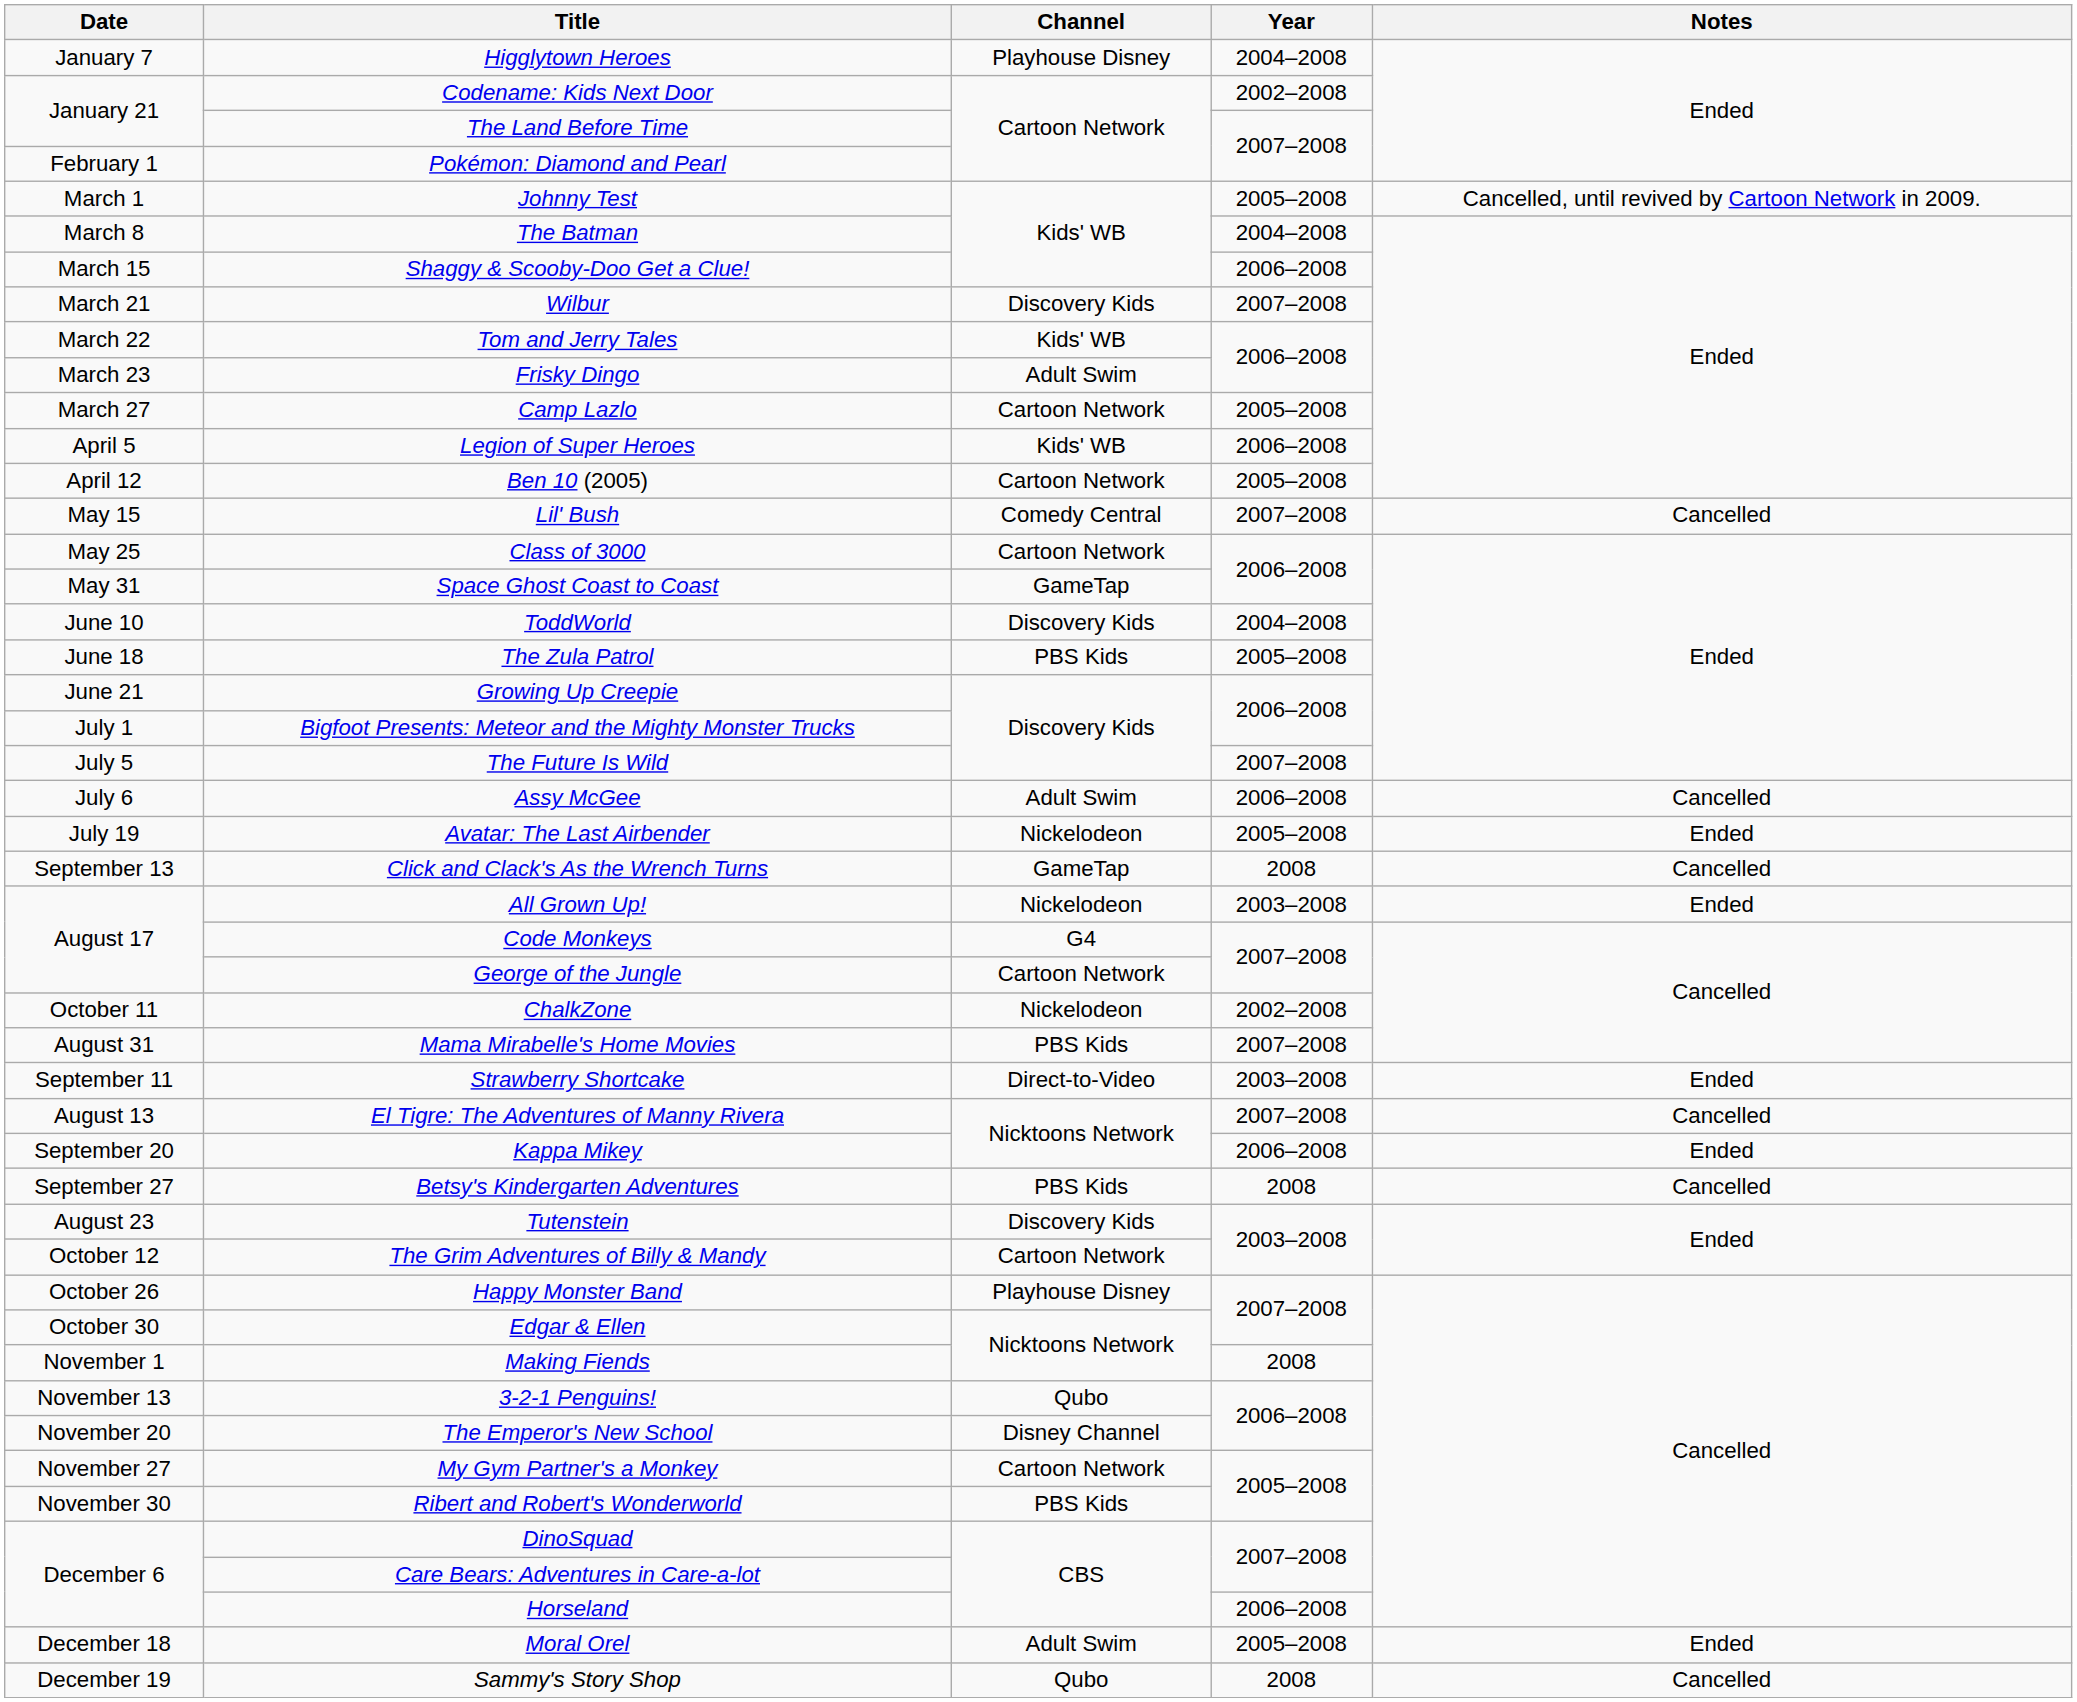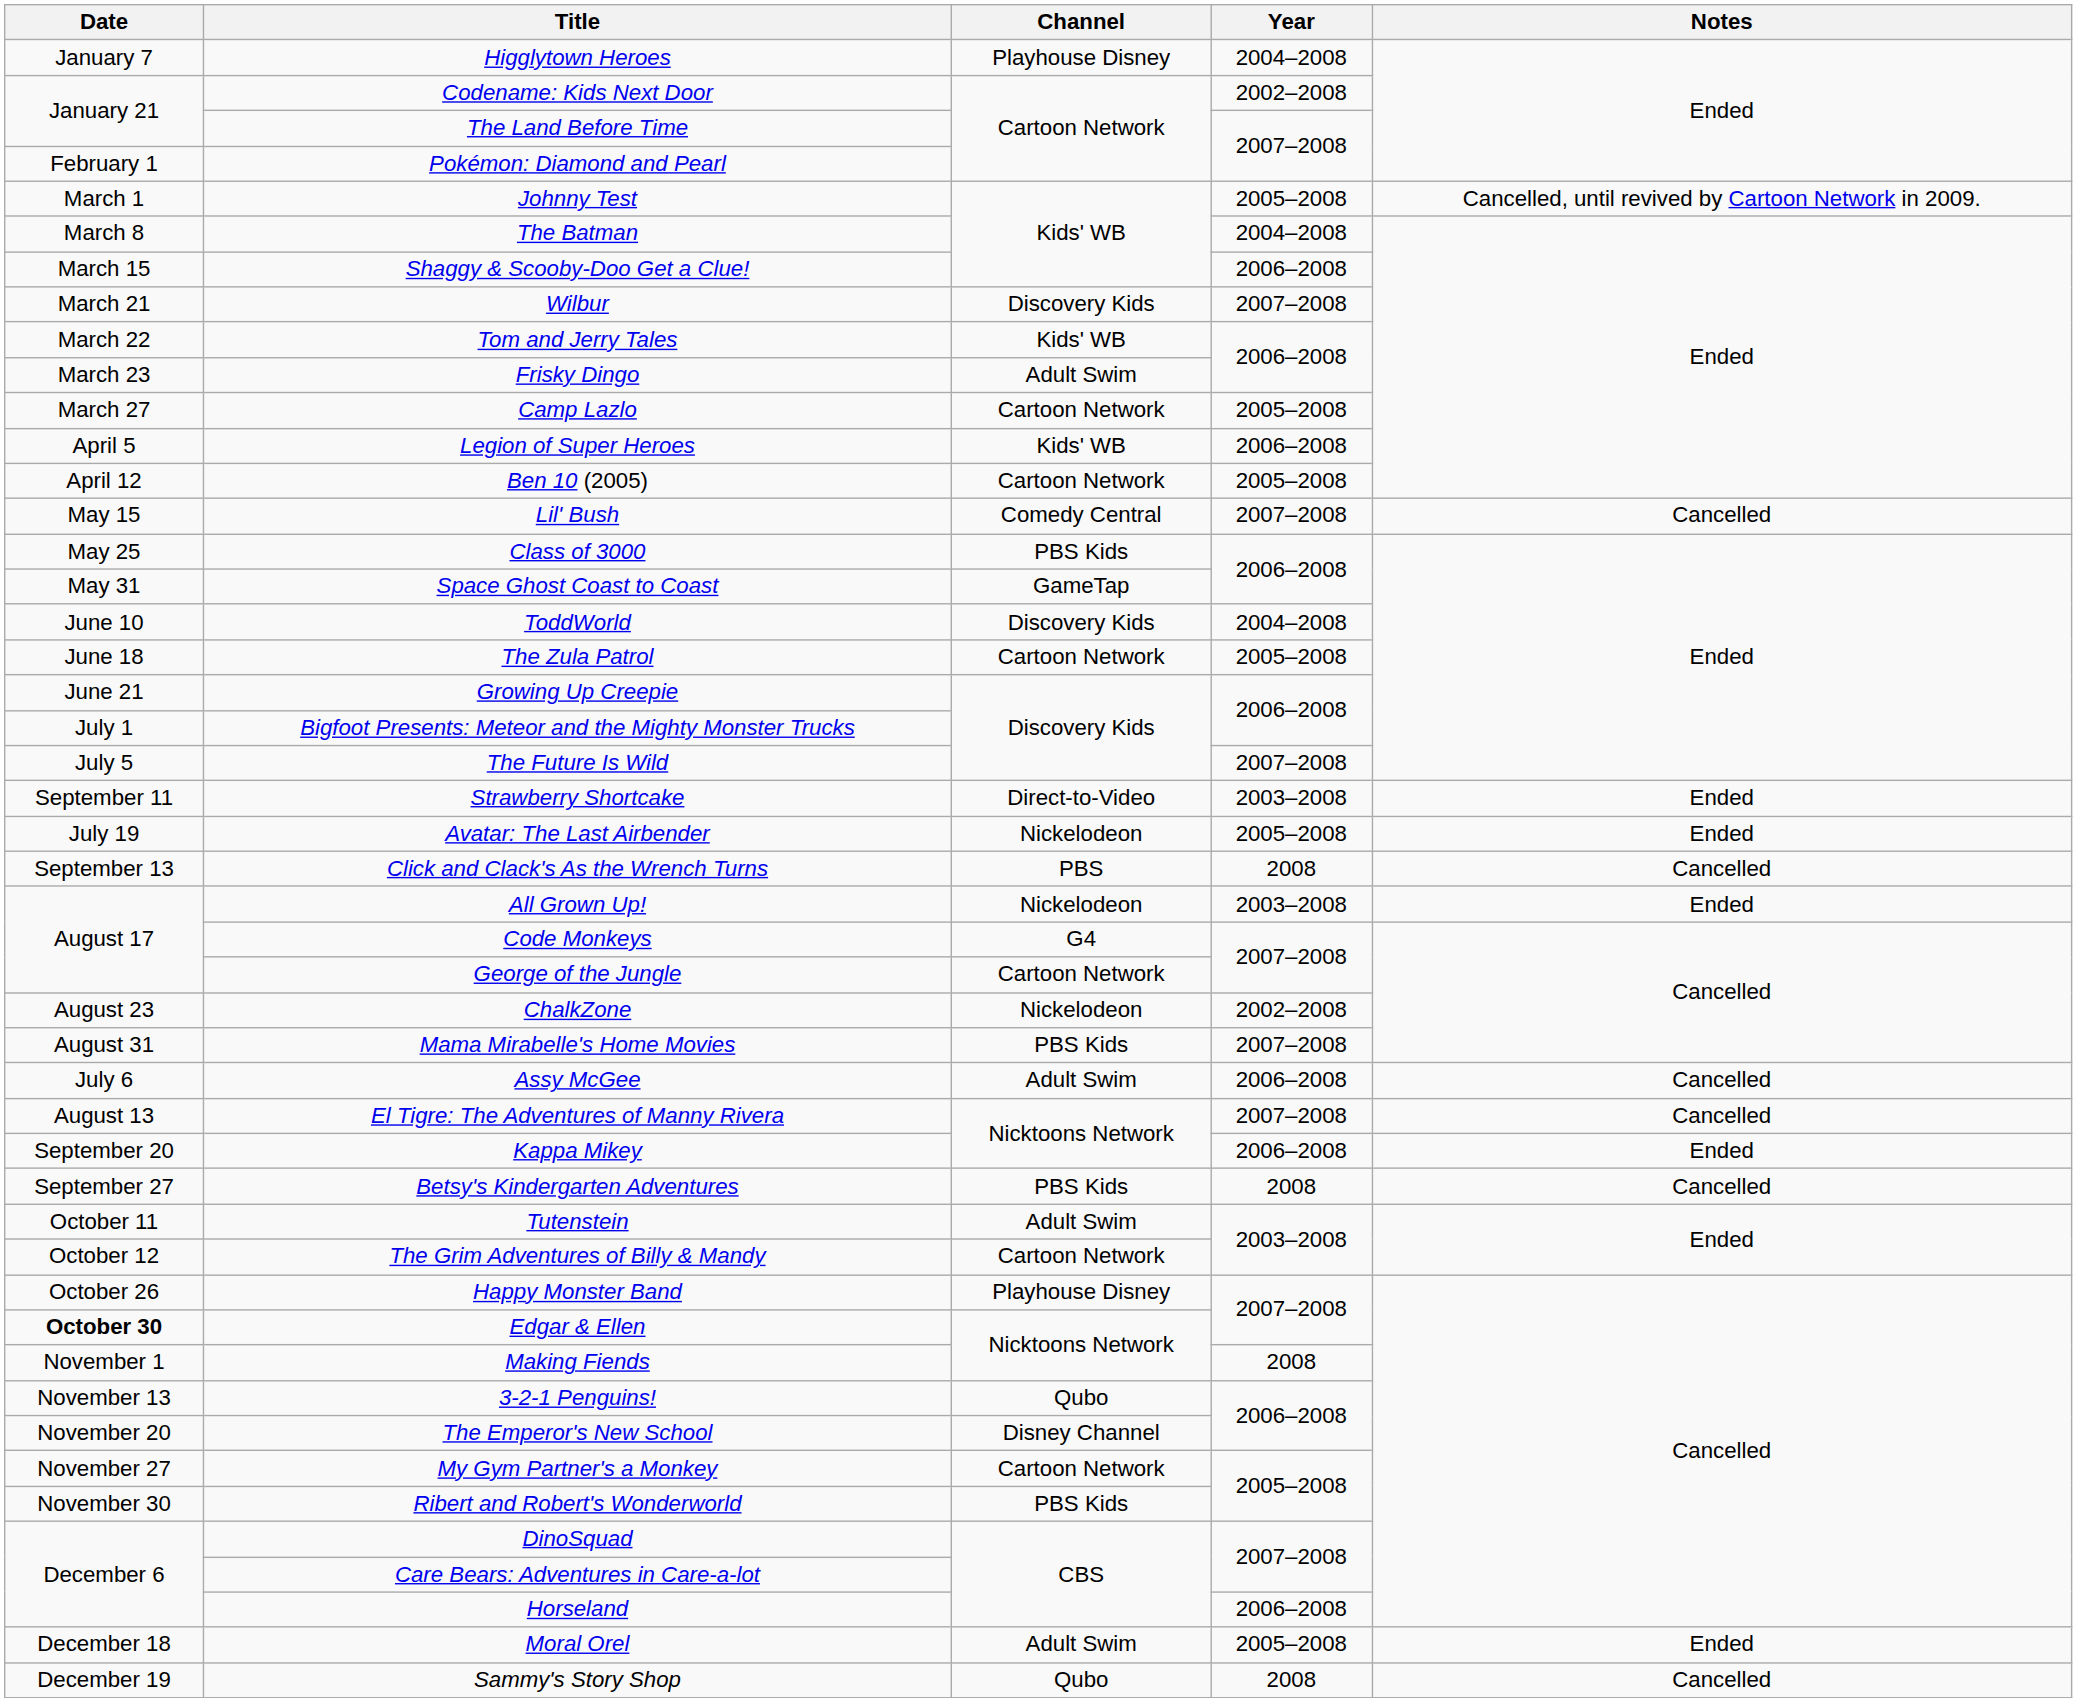(1081, 551) Cartoon Network -> (1081, 551) PBS Kids
(1081, 657) PBS Kids -> (1081, 657) Cartoon Network
rows swapped: (577, 798) <-> (577, 1080)
(1081, 868) GameTap -> (1081, 868) PBS
(104, 1009) October 11 -> (104, 1009) August 23
(104, 1221) August 23 -> (104, 1221) October 11
(1081, 1221) Discovery Kids -> (1081, 1221) Adult Swim
(104, 1327) normal -> (104, 1327) bold
